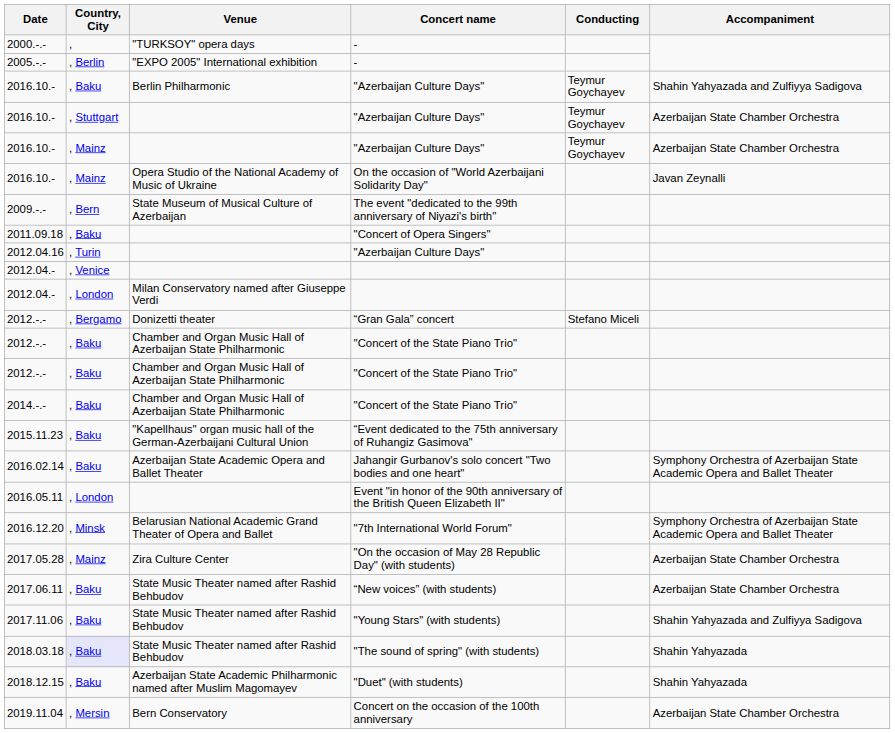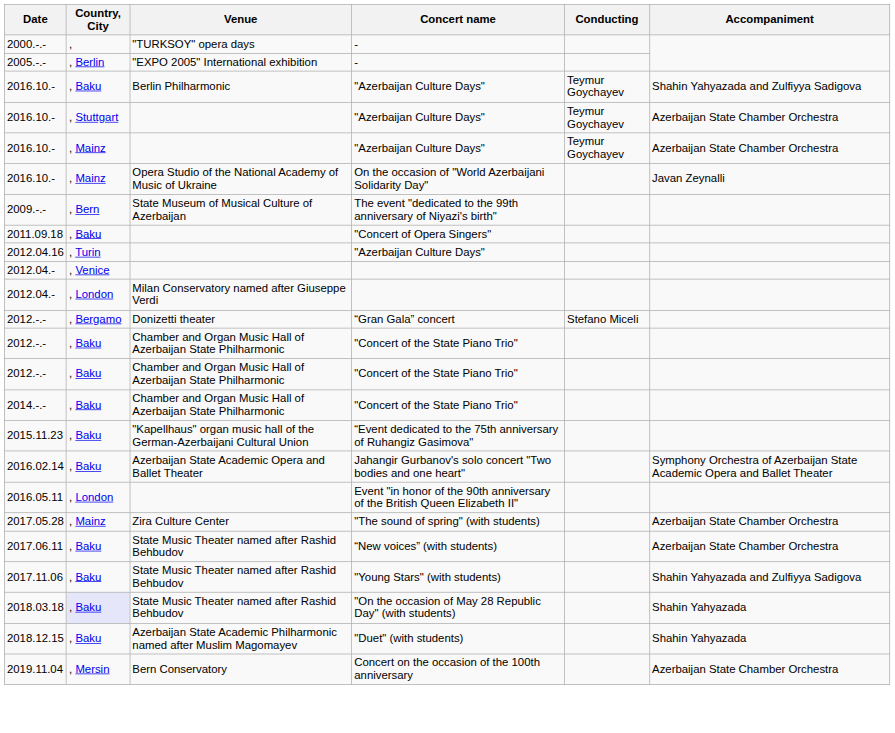- row: (35, 528)
(447, 559) "On the occasion of May 28 Republic Day" (with students) -> (447, 521) "The sound of spring" (with students)
(446, 651) "The sound of spring" (with students) -> (448, 607) "On the occasion of May 28 Republic Day" (with students)
